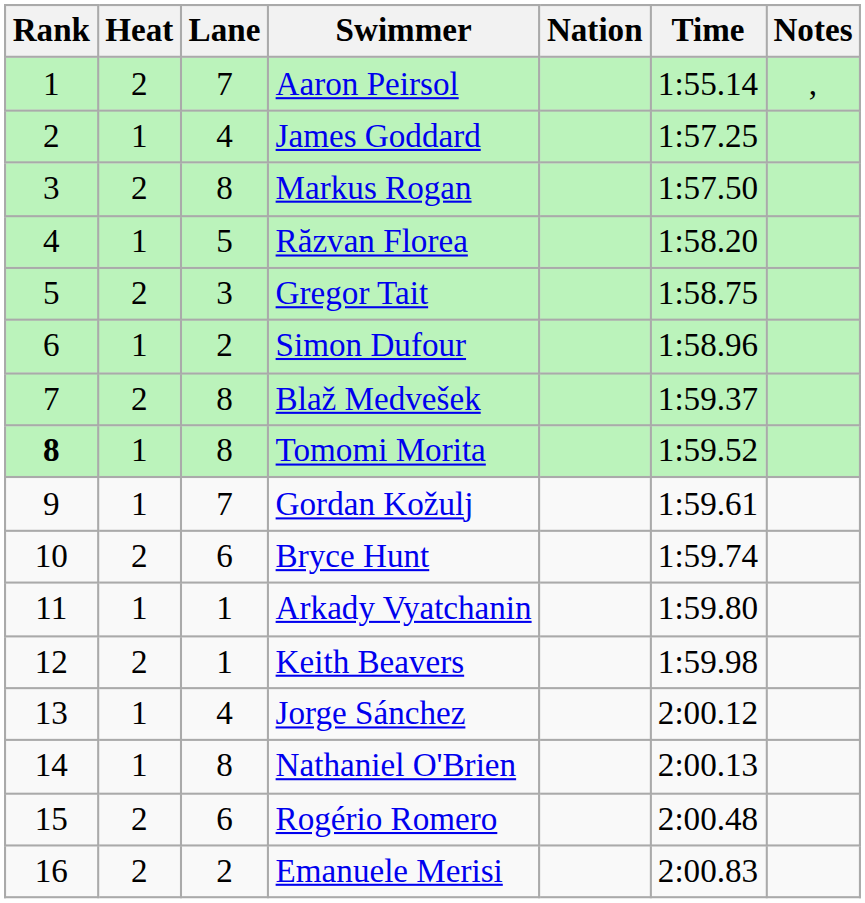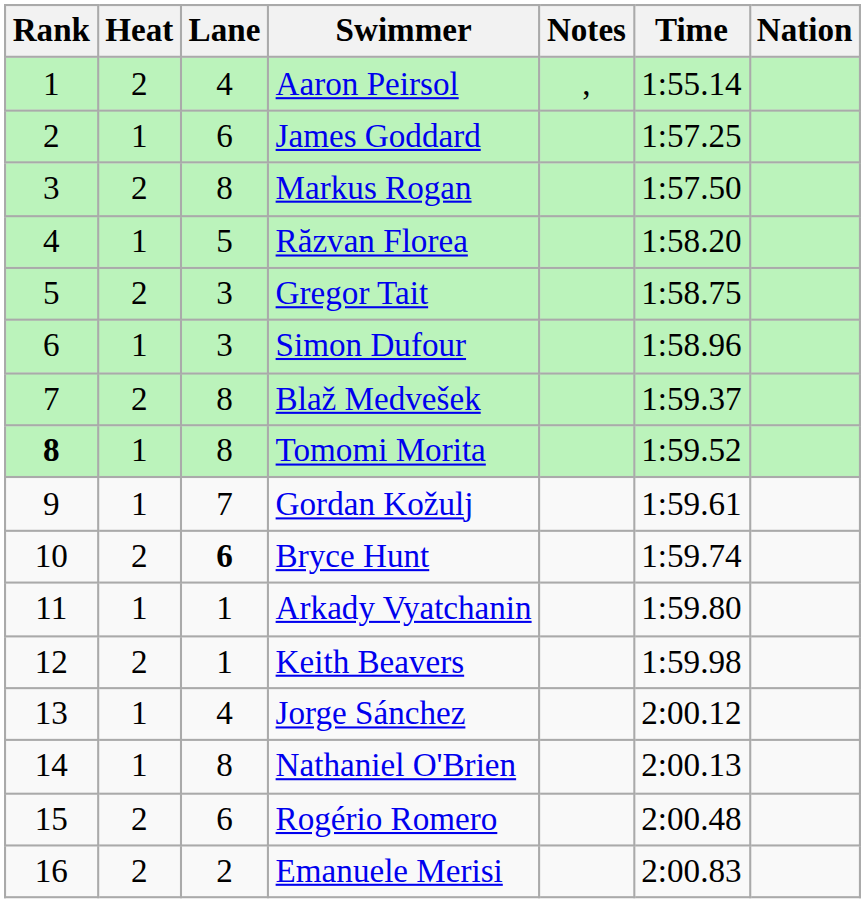columns swapped: (595, 30) <-> (813, 30)
(224, 83) 7 -> (224, 83) 4
(224, 135) 4 -> (224, 135) 6
(224, 345) 2 -> (224, 345) 3
(224, 556) normal -> (224, 556) bold
